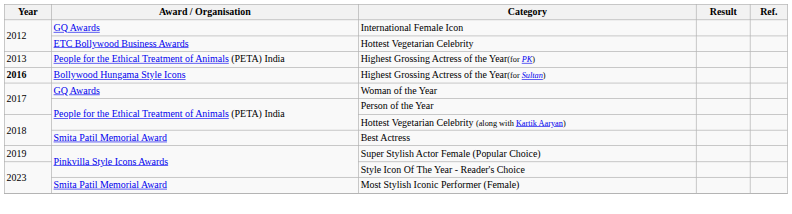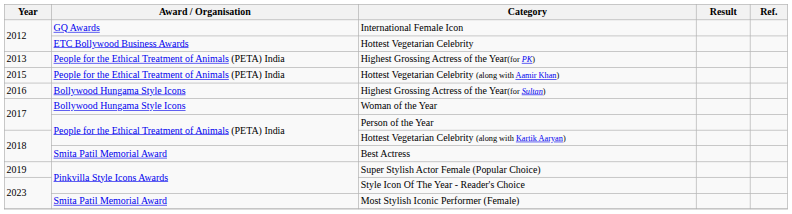+ row: (460, 75)
(17, 75) bold -> (17, 91) normal
(77, 91) GQ Awards -> (120, 106) Bollywood Hungama Style Icons
